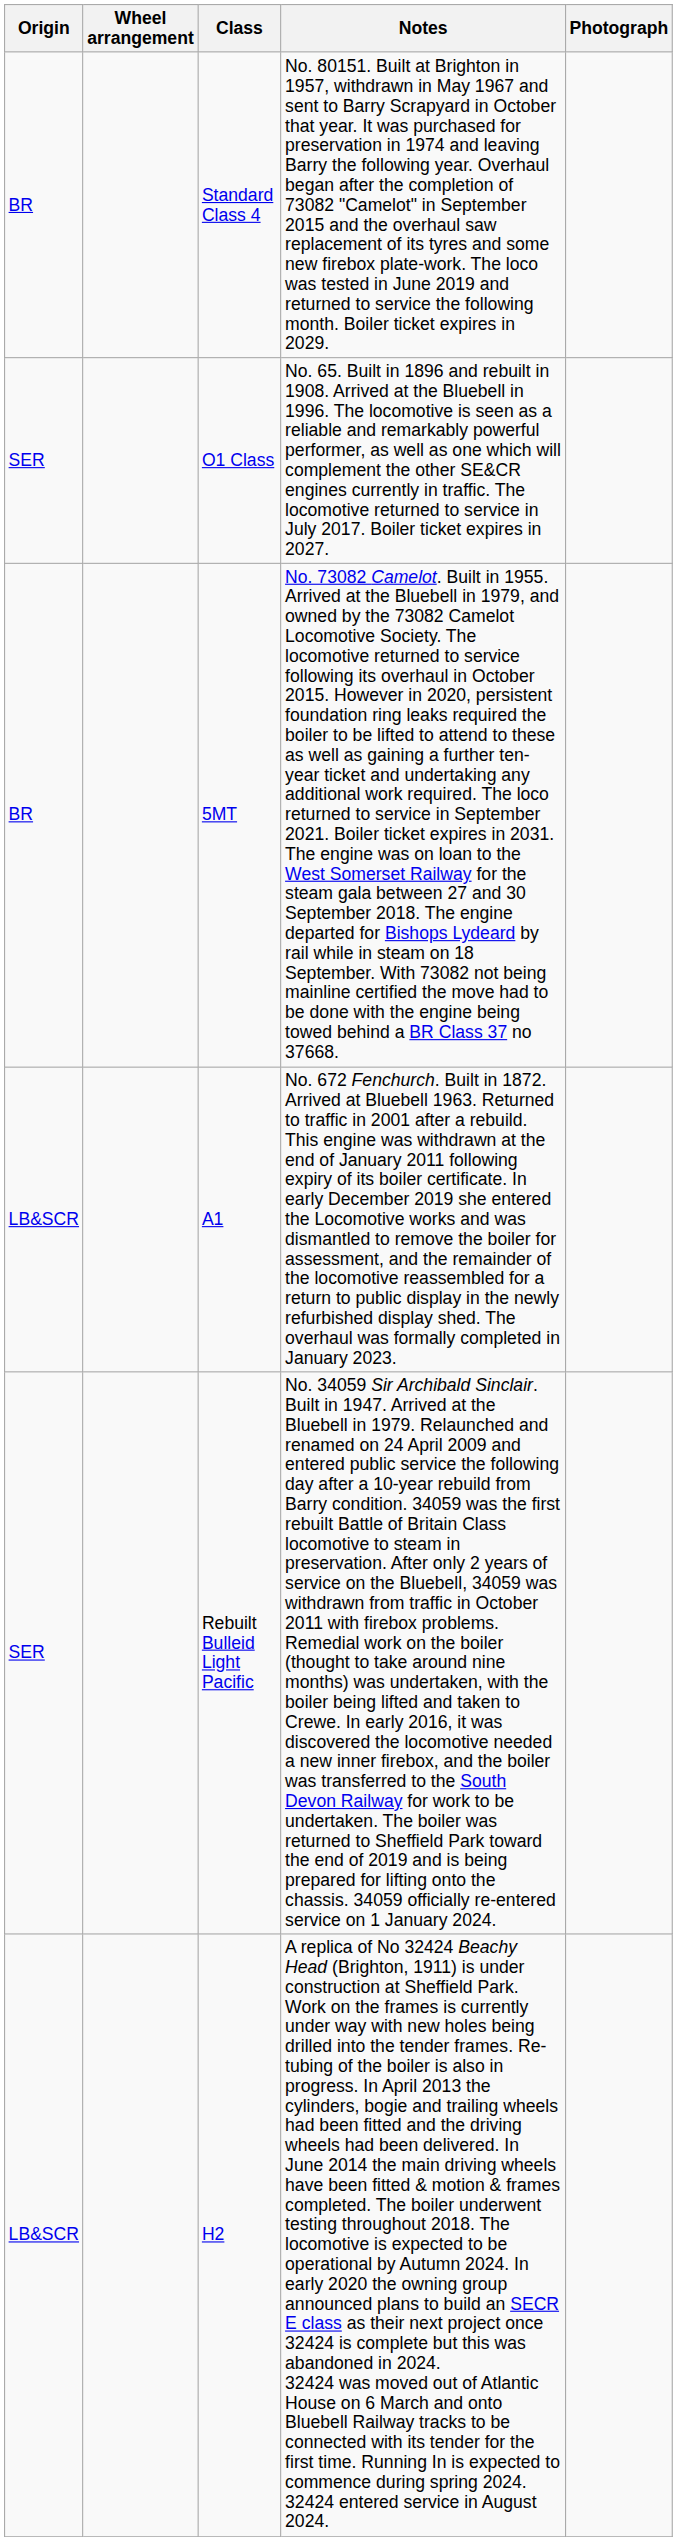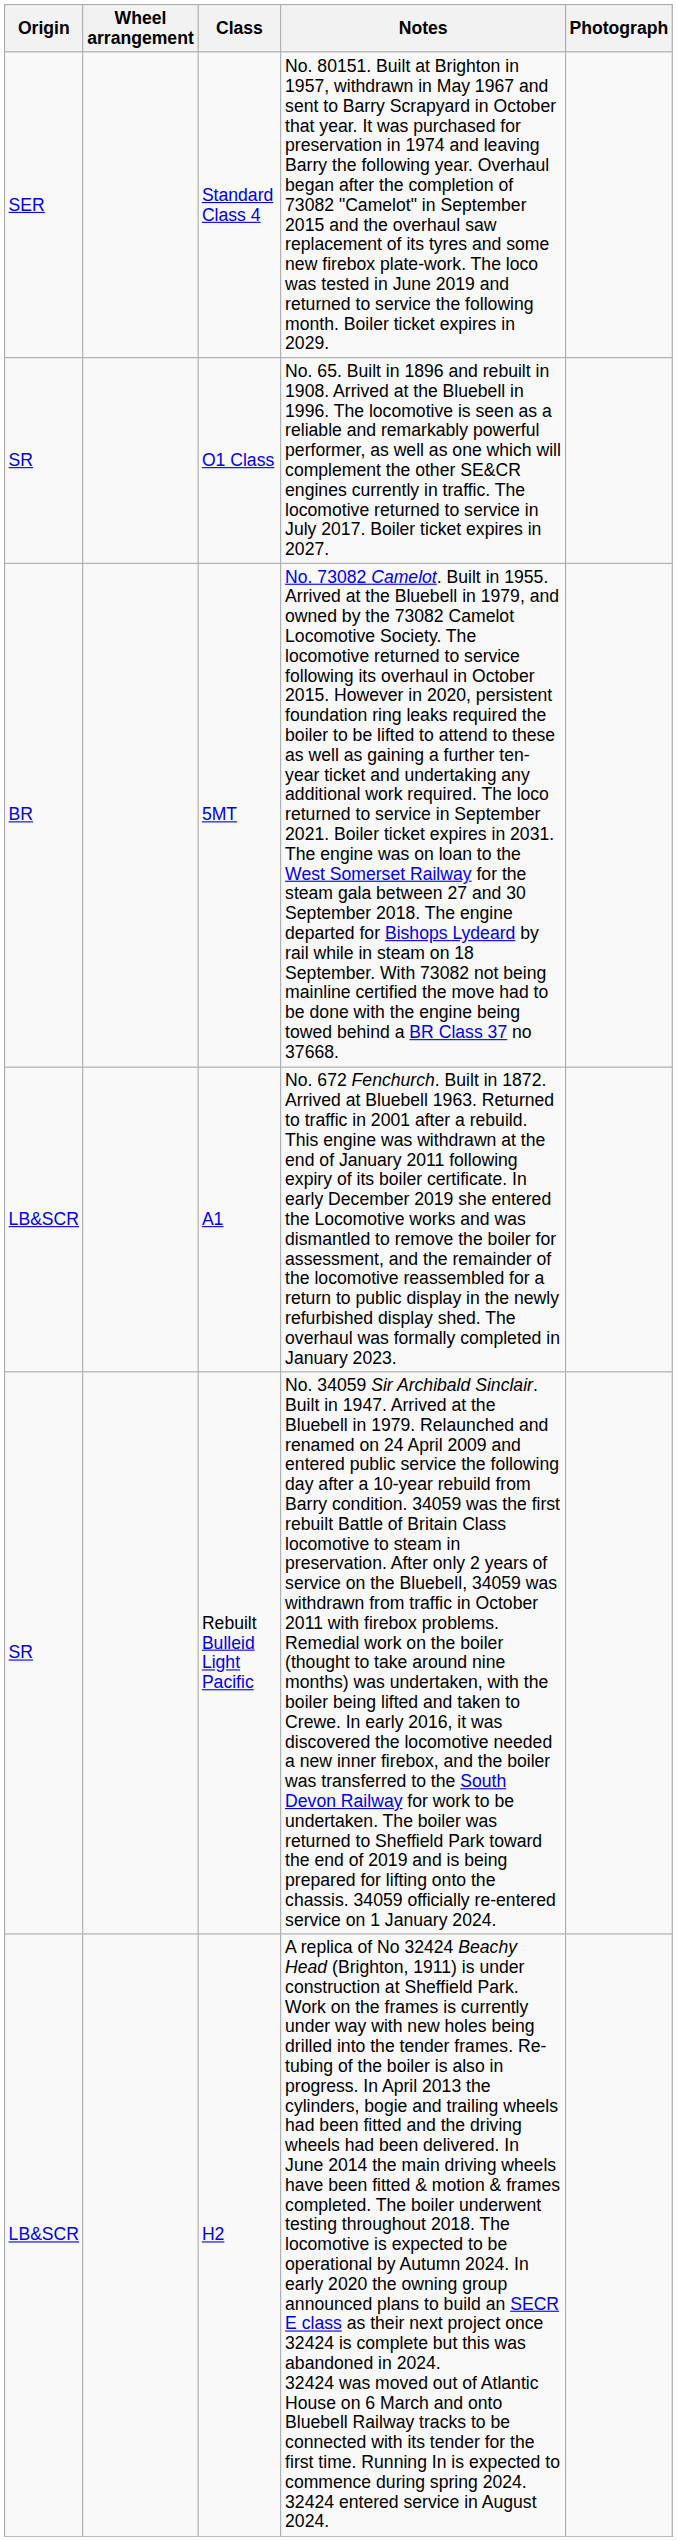(21, 204) BR -> (27, 204) SER
(27, 460) SER -> (21, 460) SR
(27, 1652) SER -> (21, 1652) SR
